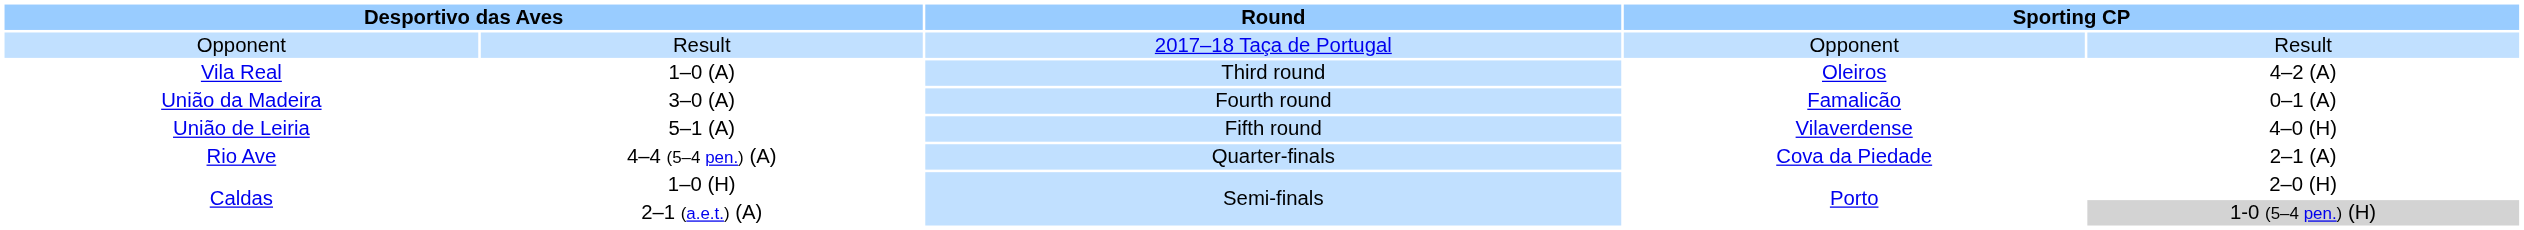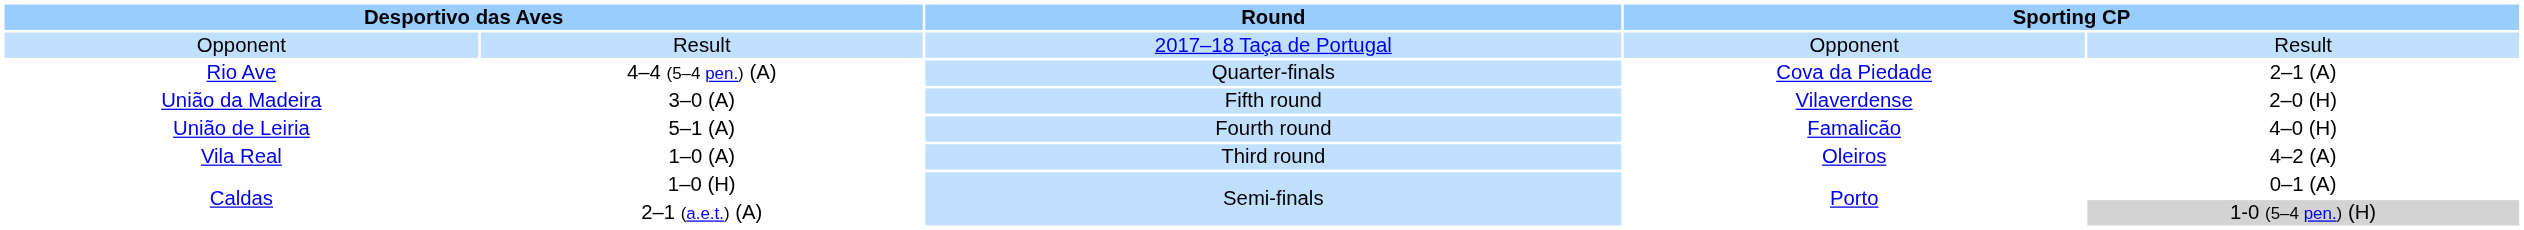rows swapped: (702, 72) <-> (702, 156)
(1273, 100) Fourth round -> (1273, 100) Fifth round
(1854, 100) Famalicão -> (1854, 100) Vilaverdense
(2303, 100) 0–1 (A) -> (2303, 100) 2–0 (H)
(1273, 128) Fifth round -> (1273, 128) Fourth round
(1854, 128) Vilaverdense -> (1854, 128) Famalicão
(2303, 184) 2–0 (H) -> (2303, 184) 0–1 (A)
